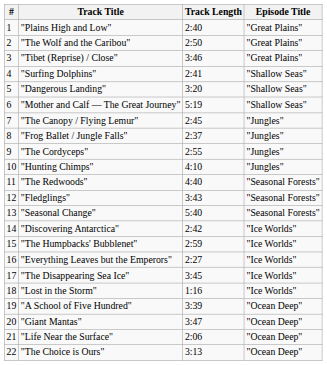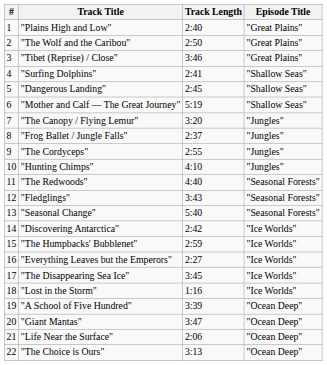(194, 89) 3:20 -> (194, 89) 2:45
(194, 120) 2:45 -> (194, 120) 3:20
